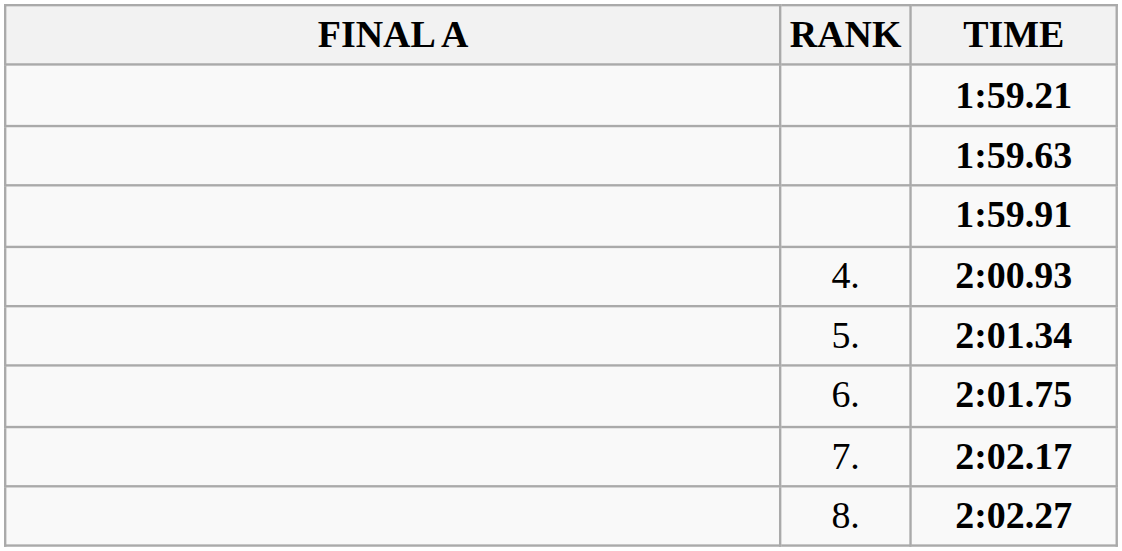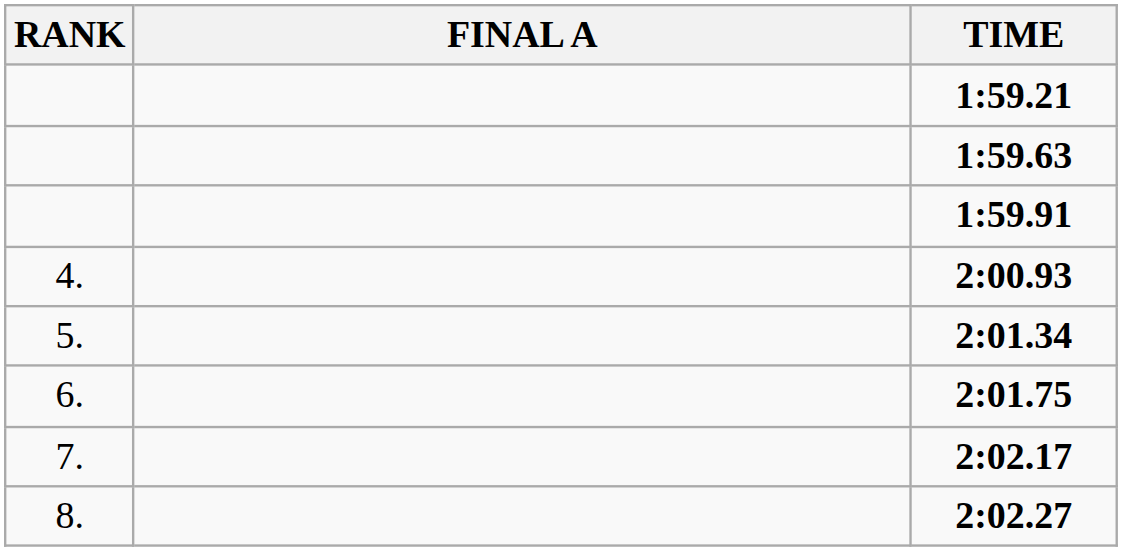columns swapped: (846, 34) <-> (393, 34)
